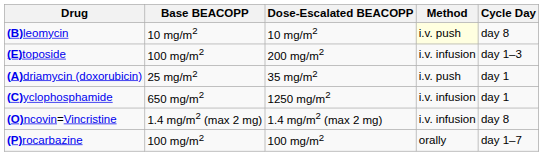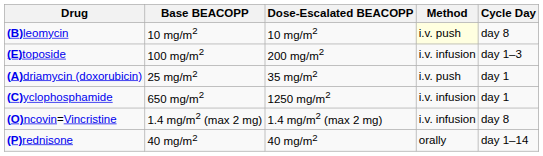- row: (45, 140)
+ row: (40, 140)
